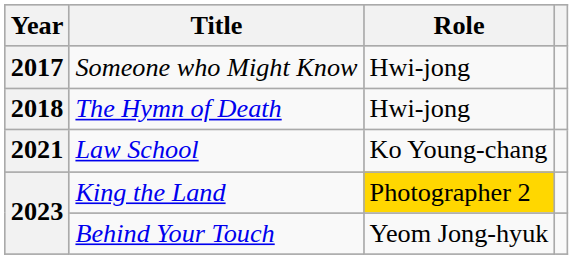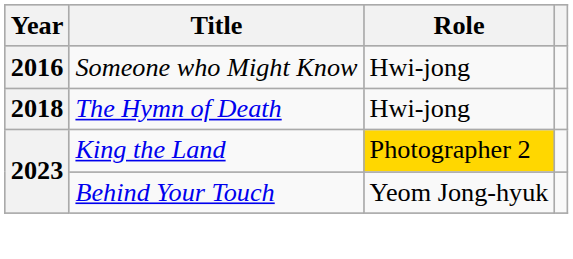(37, 66) 2017 -> (37, 66) 2016
- row: (137, 150)
